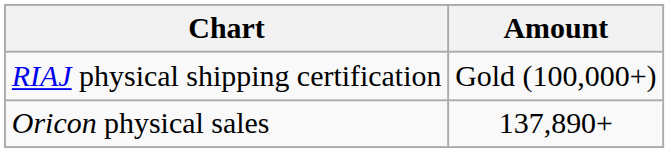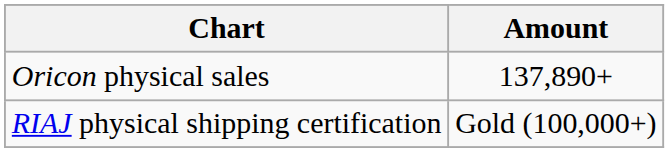rows swapped: (141, 123) <-> (227, 75)
